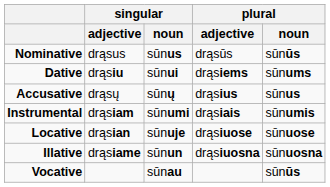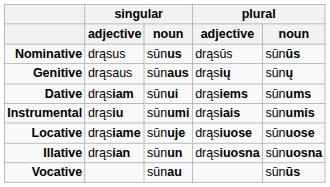+ row: (58, 73)
(106, 73) drąsiu -> (111, 93) drąsiam
- row: (49, 93)
(111, 113) drąsiam -> (106, 113) drąsiu
(109, 133) drąsian -> (114, 133) drąsiame
(114, 152) drąsiame -> (109, 152) drąsian
